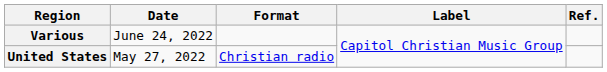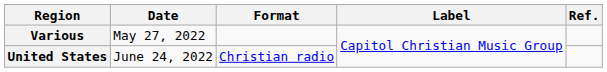(163, 36) June 24, 2022 -> (159, 36) May 27, 2022
(159, 56) May 27, 2022 -> (163, 56) June 24, 2022
